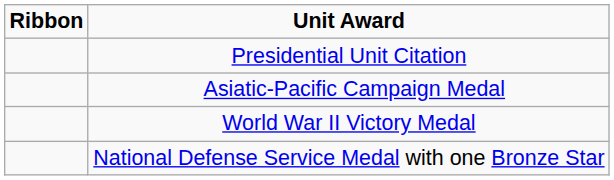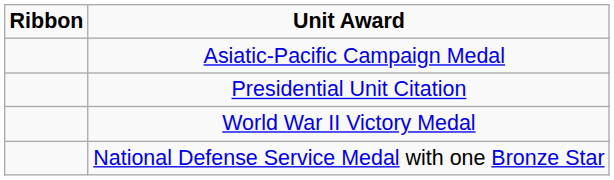rows swapped: (349, 55) <-> (349, 89)
